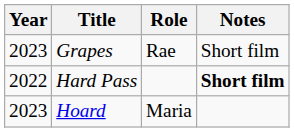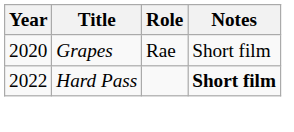(28, 50) 2023 -> (28, 50) 2020
- row: (81, 111)
